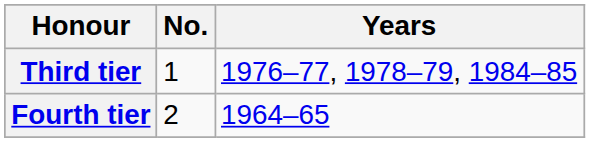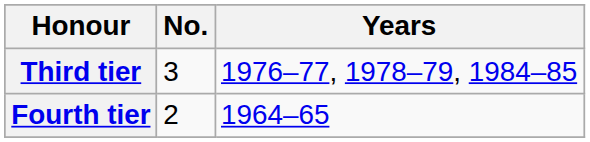(171, 70) 1 -> (171, 70) 3
